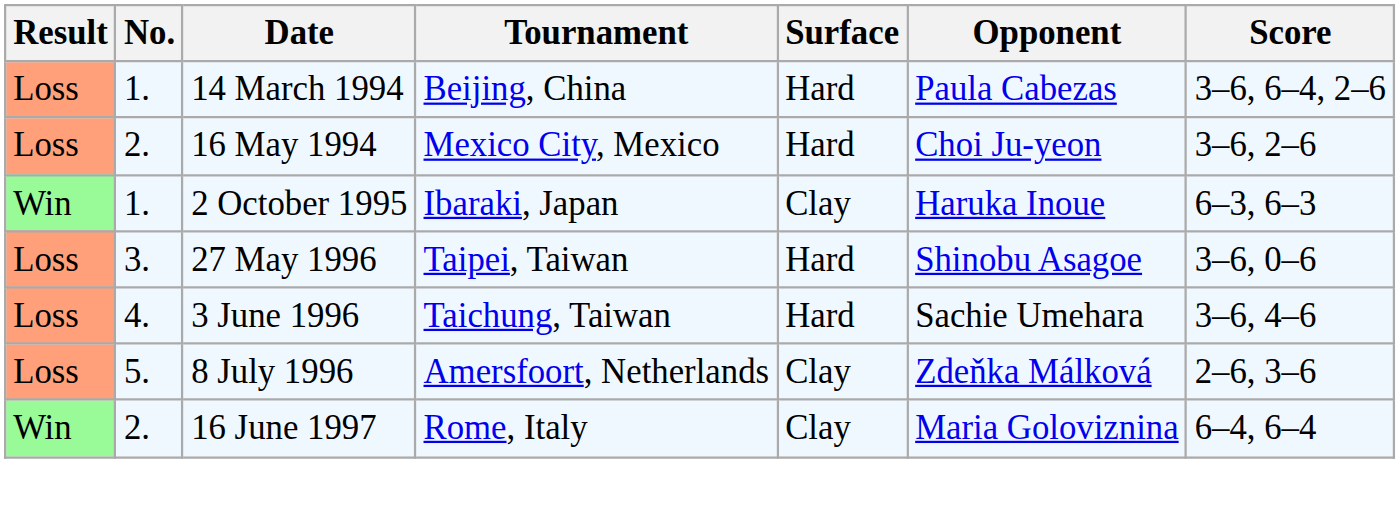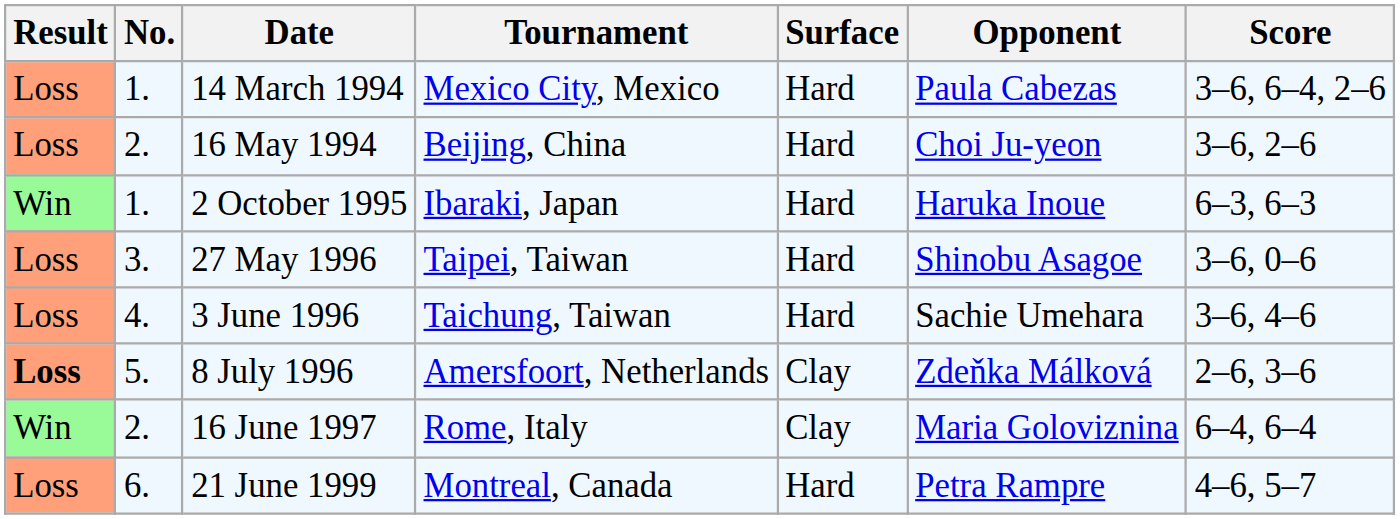(525, 88) Beijing, China -> (572, 88) Mexico City, Mexico
(572, 145) Mexico City, Mexico -> (525, 145) Beijing, China
(818, 201) Clay -> (820, 201) Hard
(46, 370) normal -> (47, 370) bold
+ row: (284, 483)
